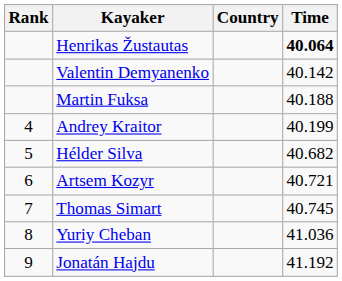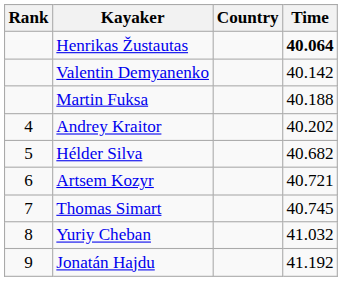(310, 126) 40.199 -> (310, 126) 40.202
(310, 235) 41.036 -> (310, 235) 41.032
